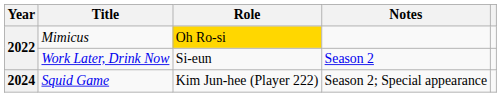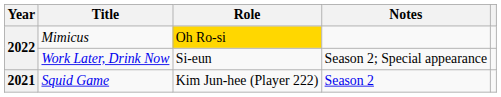(349, 59) Season 2 -> (406, 59) Season 2; Special appearance
(21, 80) 2024 -> (21, 80) 2021
(406, 80) Season 2; Special appearance -> (349, 80) Season 2
